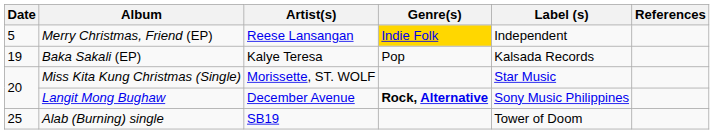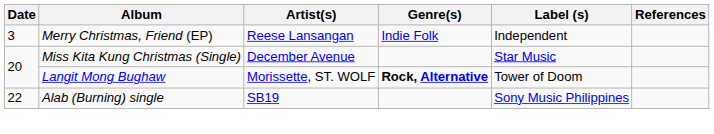(11, 35) 5 -> (11, 35) 3
(410, 35) gold background -> (410, 35) no background
- row: (92, 56)
(311, 77) Morissette, ST. WOLF -> (301, 56) December Avenue
(301, 98) December Avenue -> (311, 77) Morissette, ST. WOLF
(562, 98) Sony Music Philippines -> (538, 77) Tower of Doom
(15, 118) 25 -> (15, 98) 22
(538, 118) Tower of Doom -> (562, 98) Sony Music Philippines
